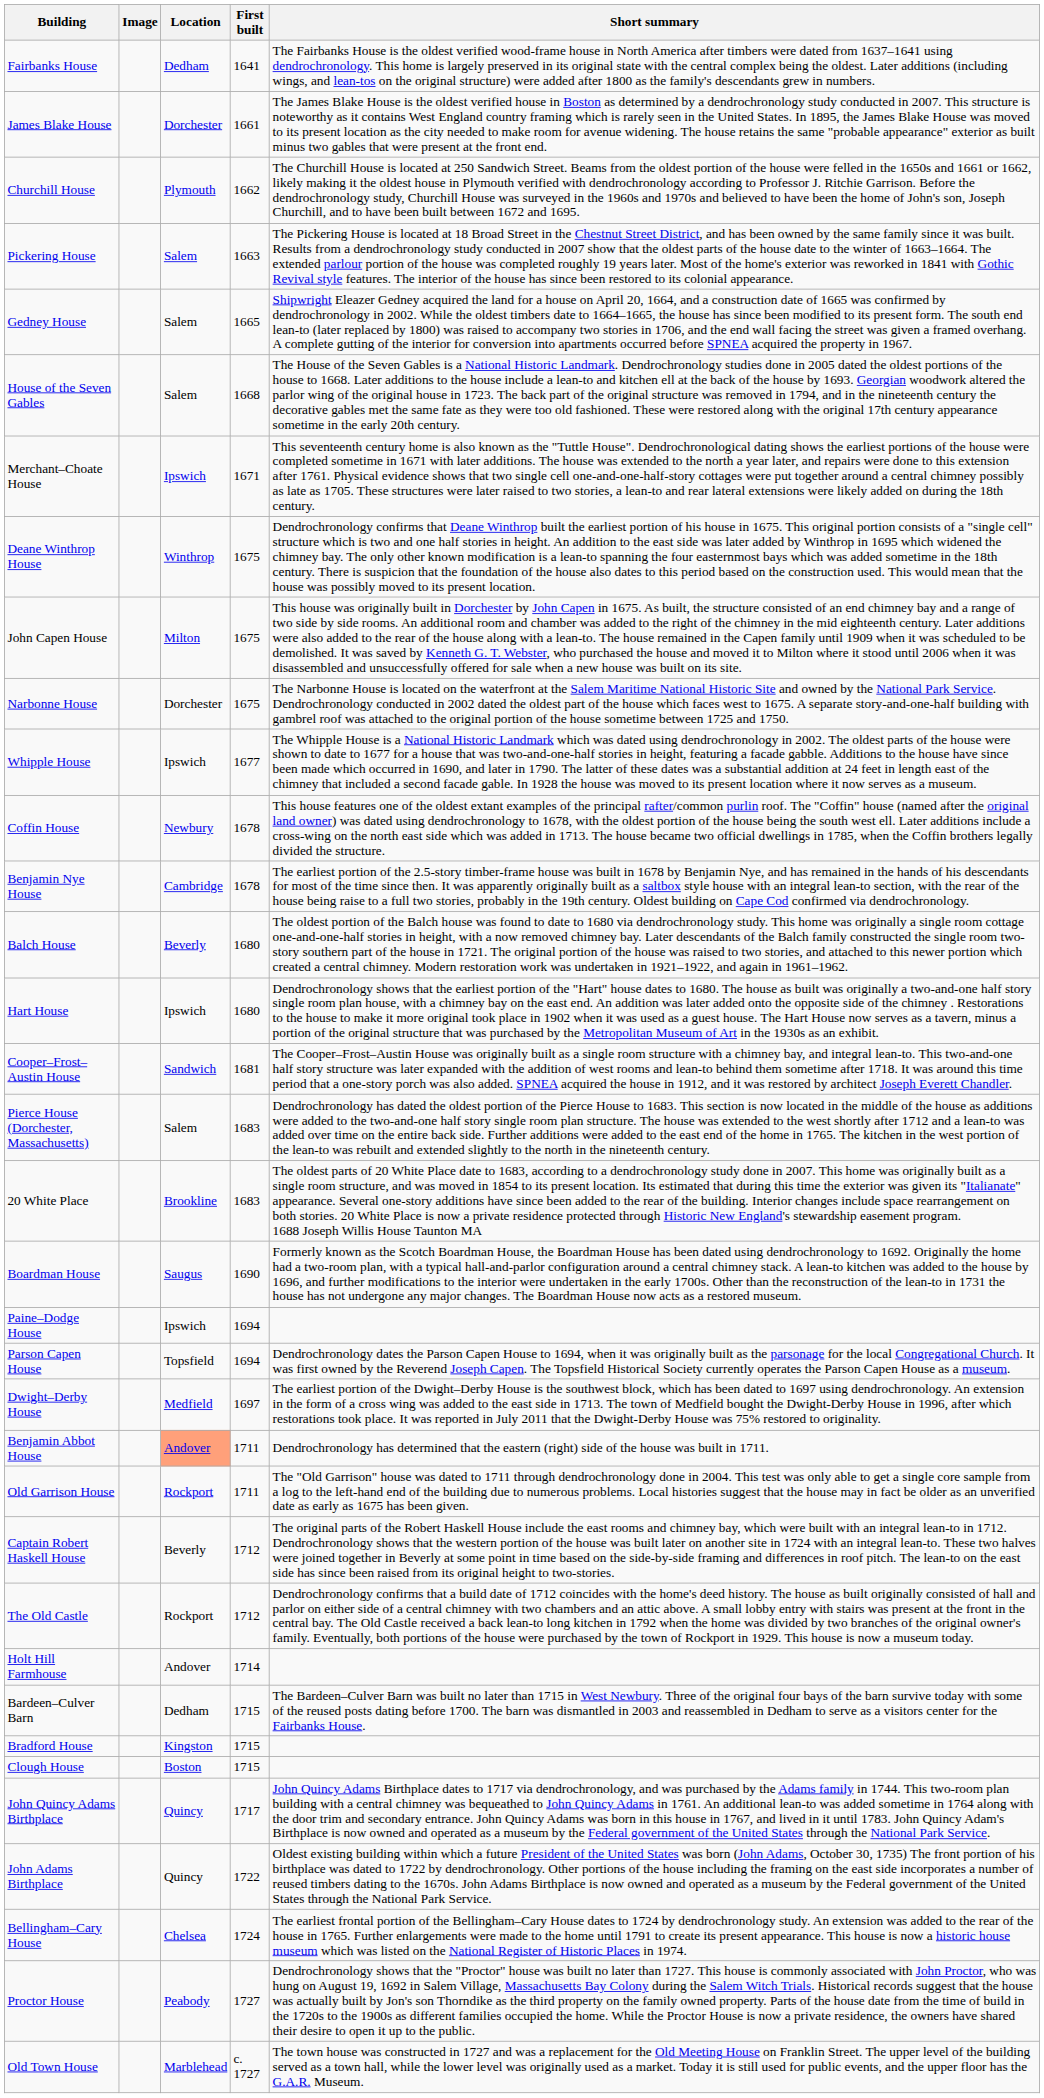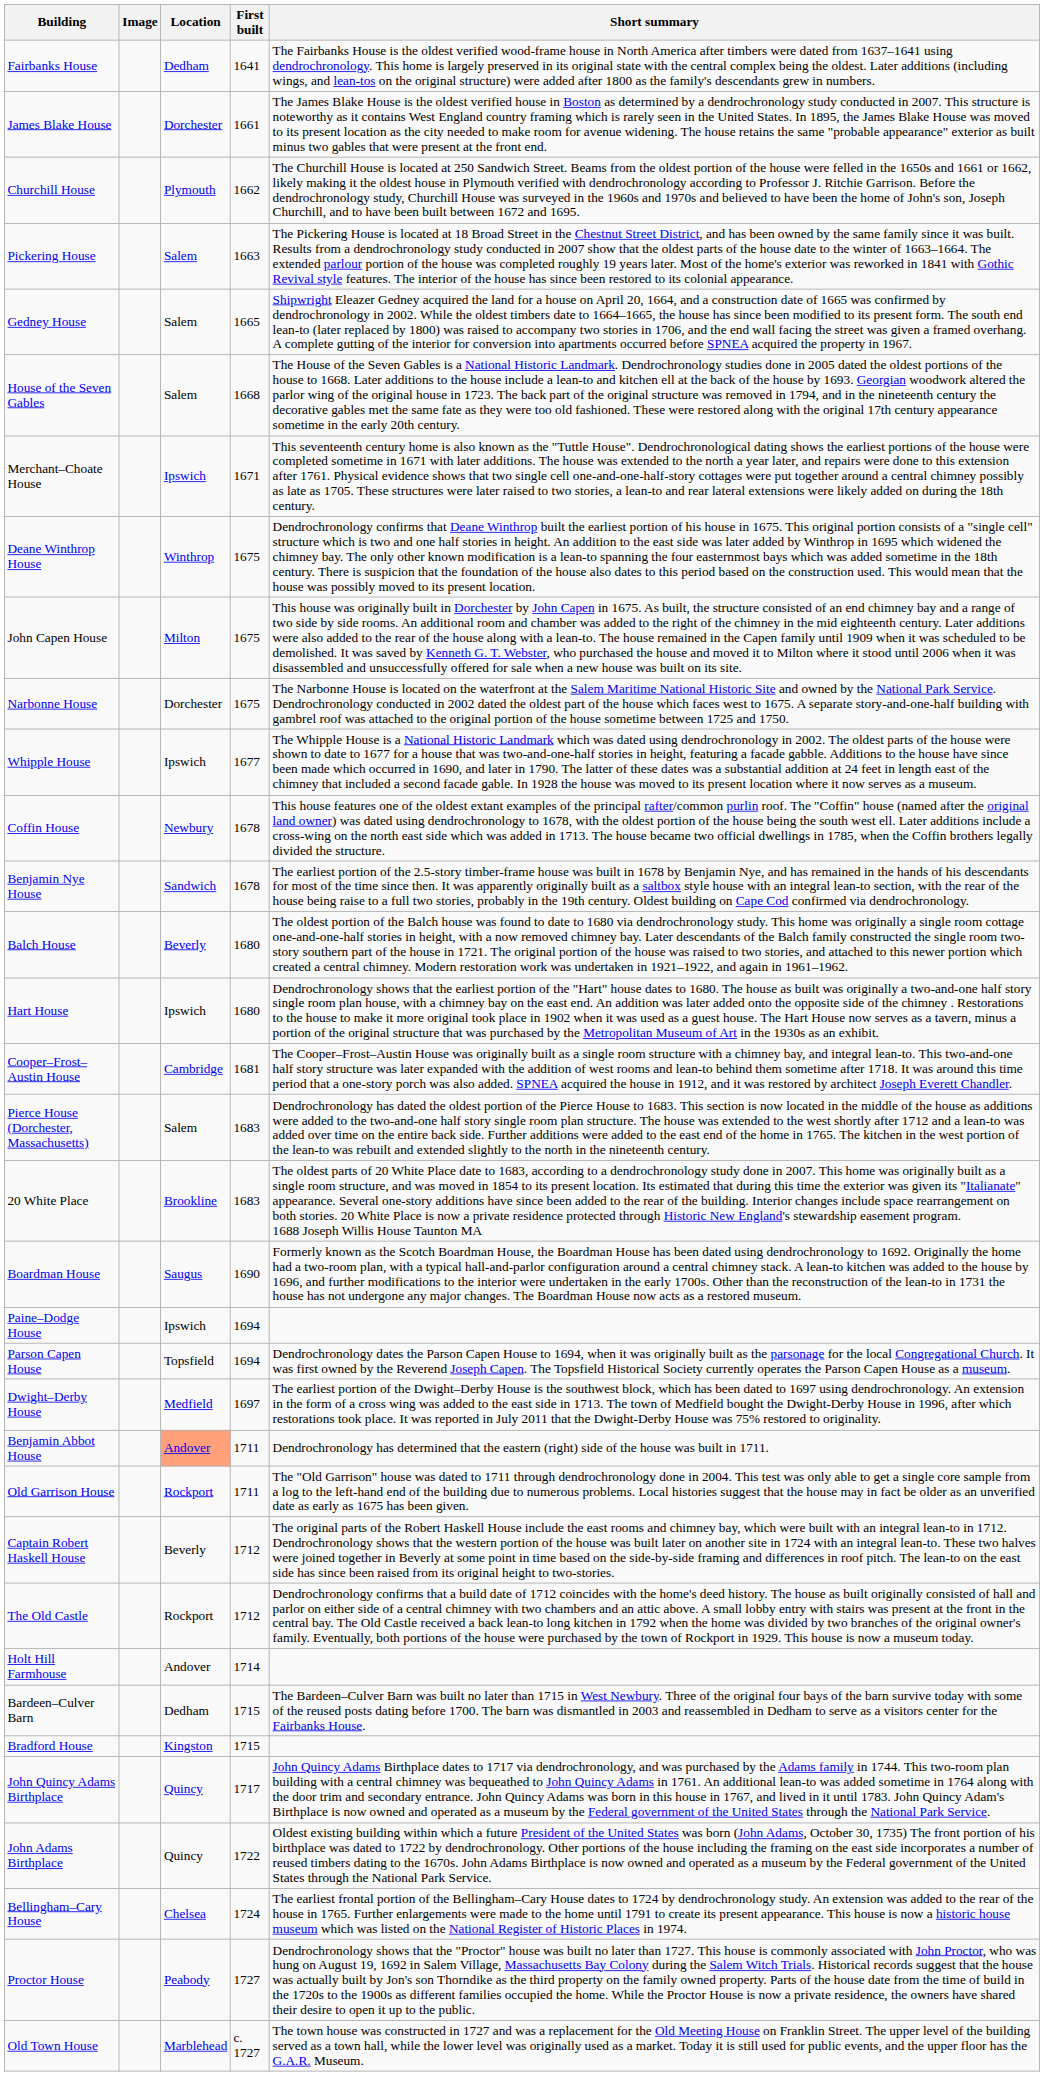(193, 886) Cambridge -> (190, 886) Sandwich
(190, 1069) Sandwich -> (193, 1069) Cambridge
- row: (46, 1767)
